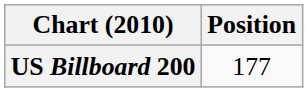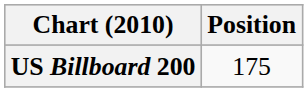(252, 65) 177 -> (252, 65) 175
